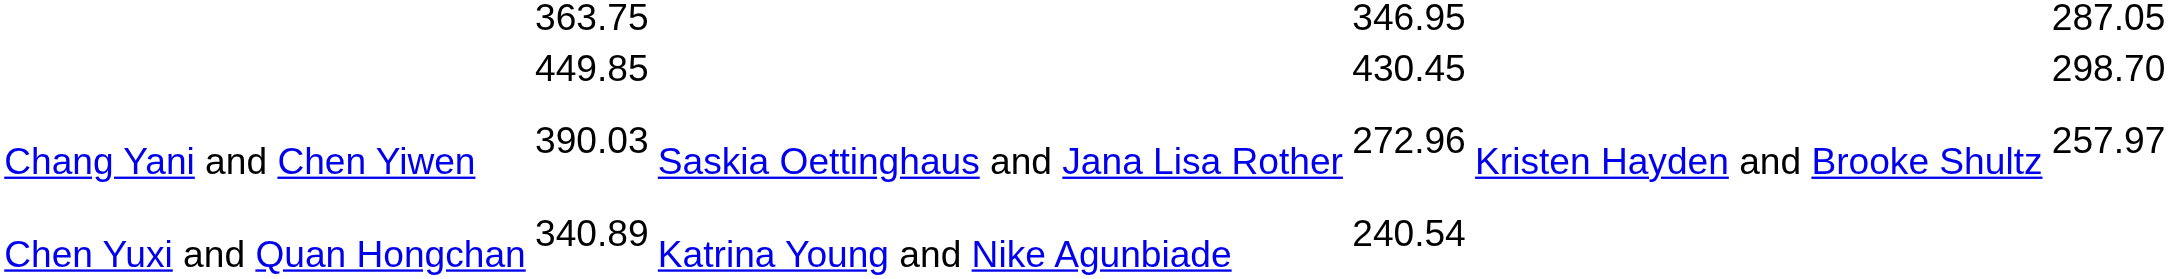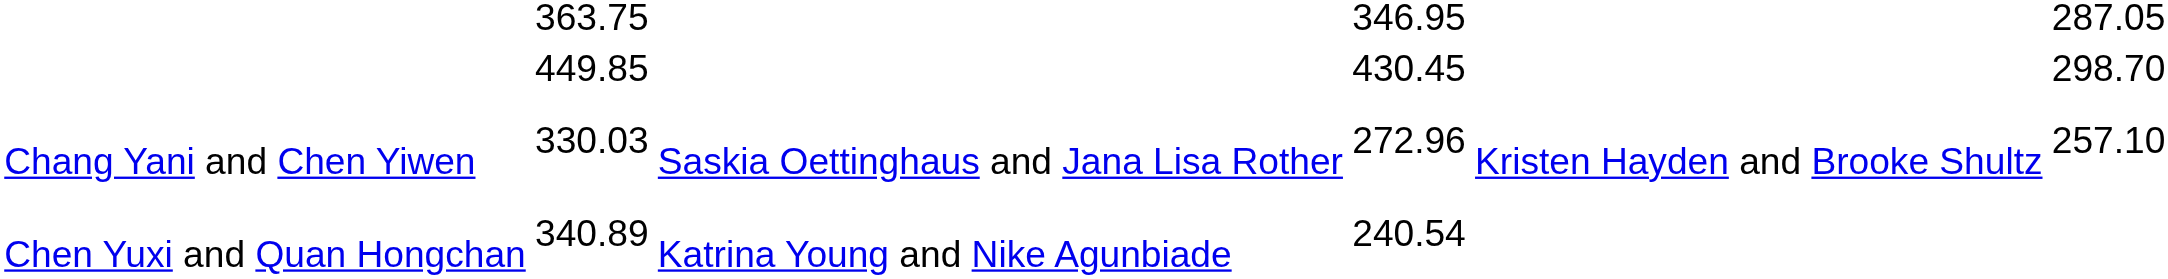(592, 141) 390.03 -> (592, 141) 330.03
(2109, 141) 257.97 -> (2109, 141) 257.10
